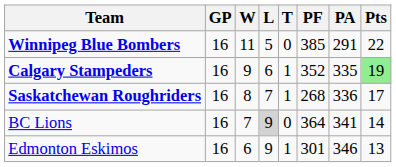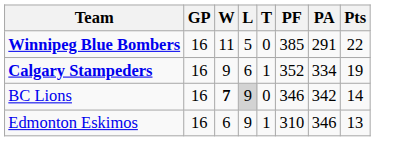(345, 70) 335 -> (324, 70) 334
(376, 70) lightgreen background -> (355, 70) no background
- row: (105, 96)
(247, 122) normal -> (226, 96) bold
(313, 122) 364 -> (292, 96) 346
(345, 122) 341 -> (324, 96) 342
(313, 148) 301 -> (292, 122) 310
